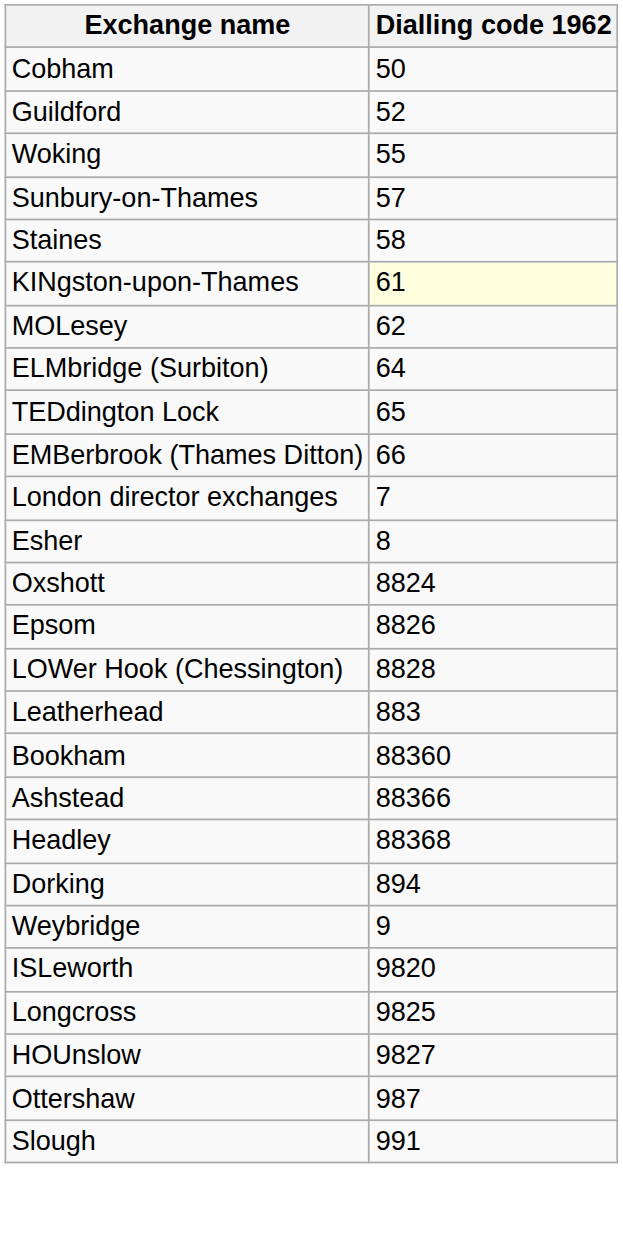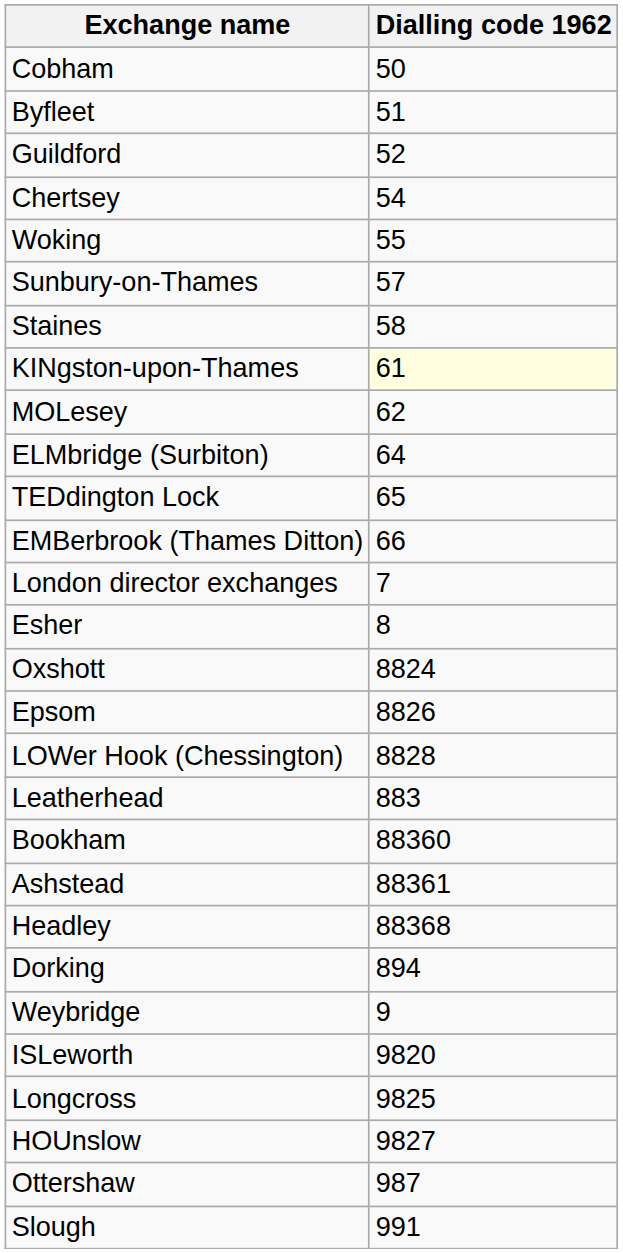+ row: (53, 111)
+ row: (66, 197)
(413, 797) 88366 -> (413, 883) 88361
